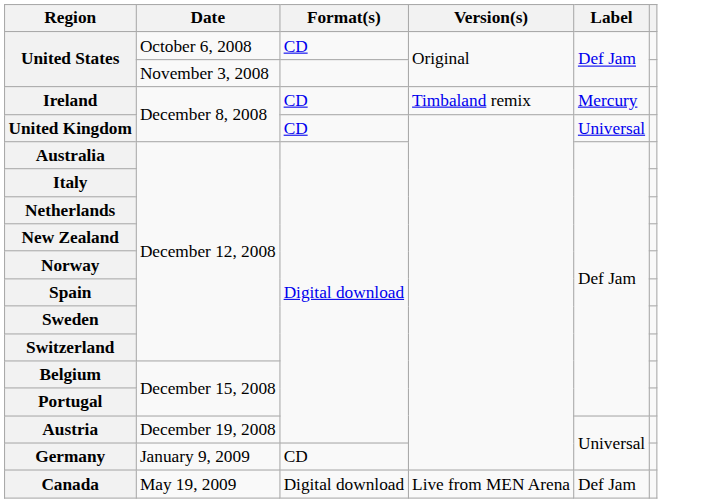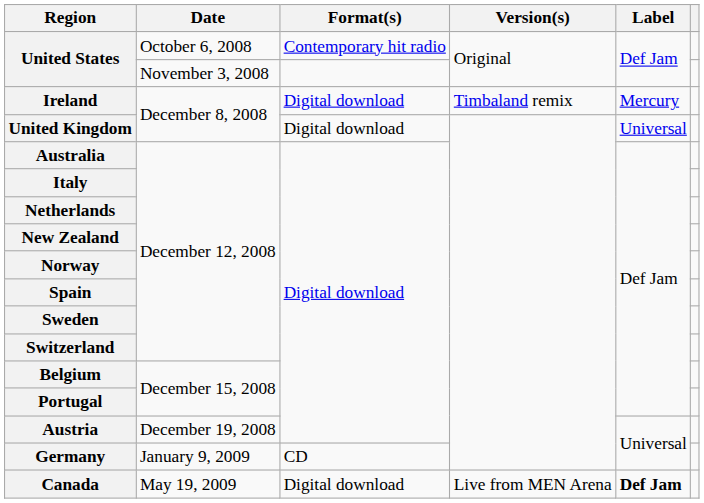(296, 45) CD -> (365, 45) Contemporary hit radio
(296, 100) CD -> (344, 100) Digital download
(296, 127) CD -> (344, 127) Digital download
(607, 484) normal -> (651, 484) bold
